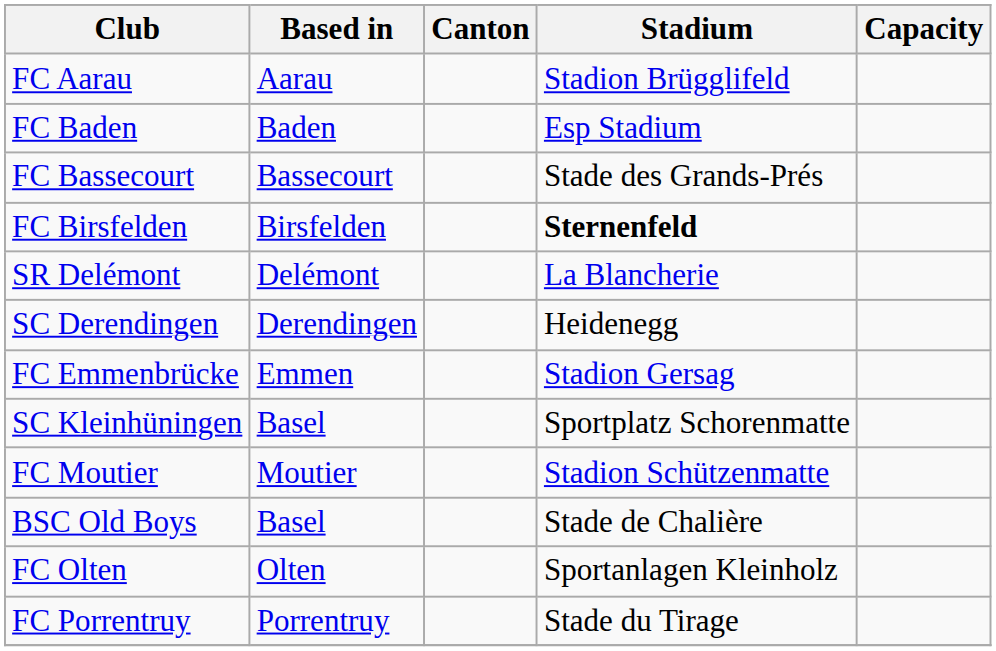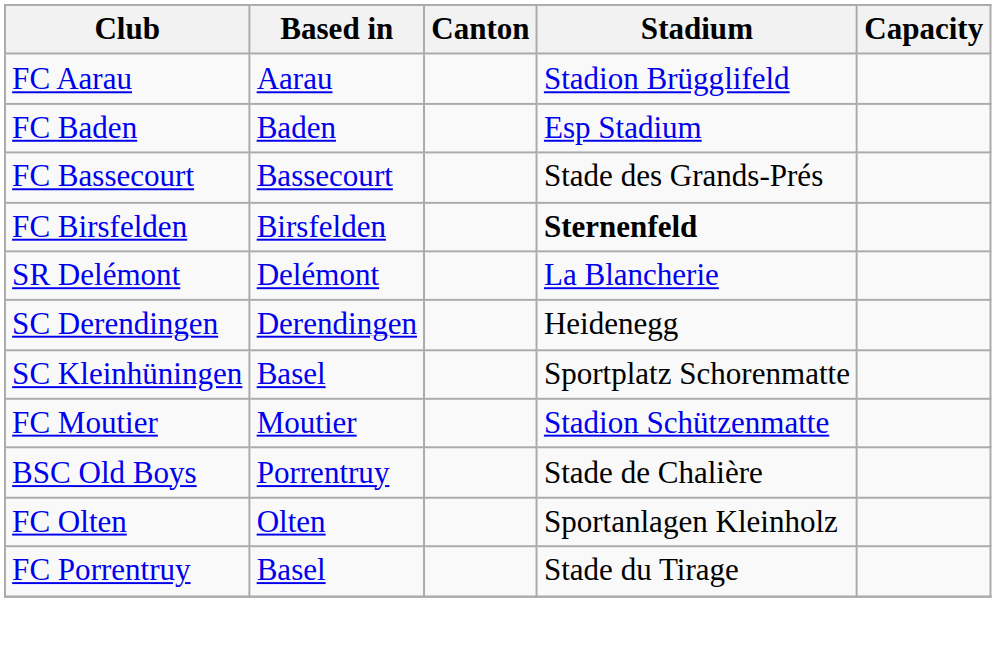- row: (125, 373)
(291, 521) Basel -> (323, 472) Porrentruy
(323, 619) Porrentruy -> (291, 570) Basel
